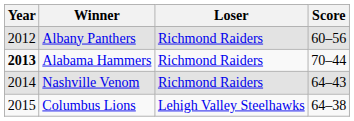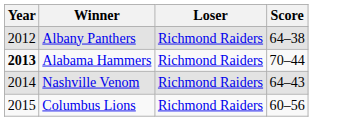(329, 37) 60–56 -> (287, 37) 64–38
(231, 104) Lehigh Valley Steelhawks -> (211, 104) Richmond Raiders
(329, 104) 64–38 -> (287, 104) 60–56
